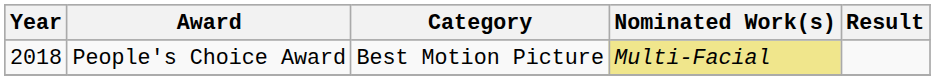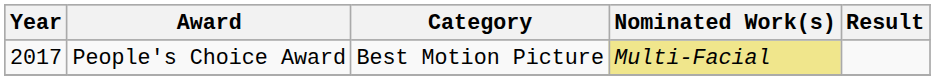(36, 58) 2018 -> (36, 58) 2017
